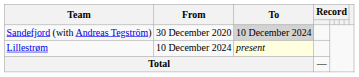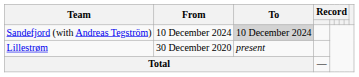(194, 32) 30 December 2020 -> (194, 32) 10 December 2024
(194, 48) 10 December 2024 -> (194, 48) 30 December 2020
(251, 48) lightyellow background -> (251, 48) no background
